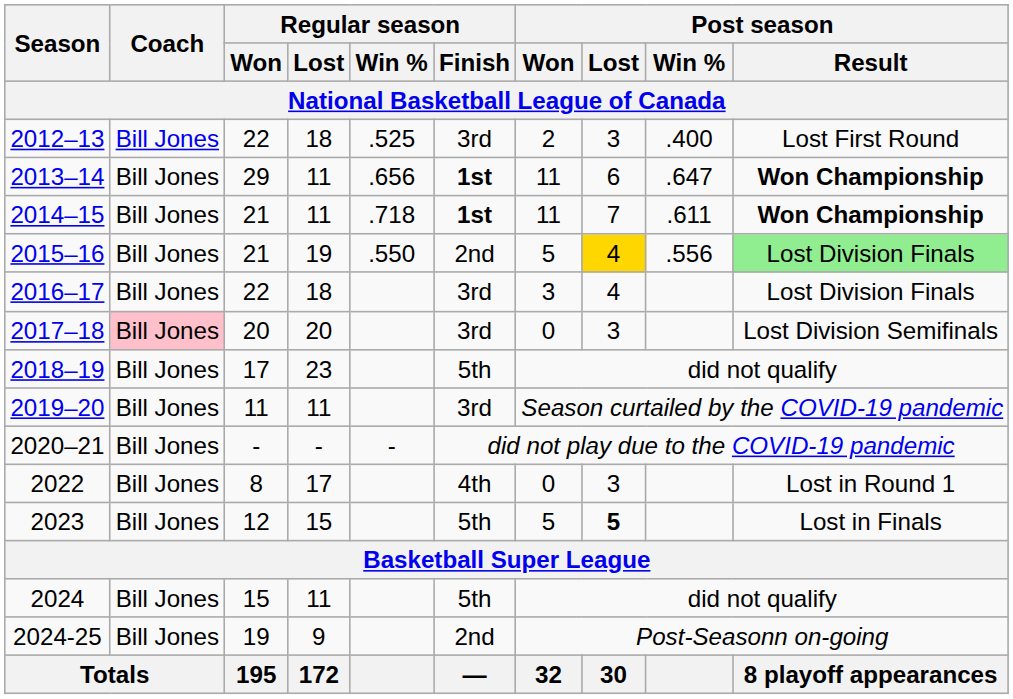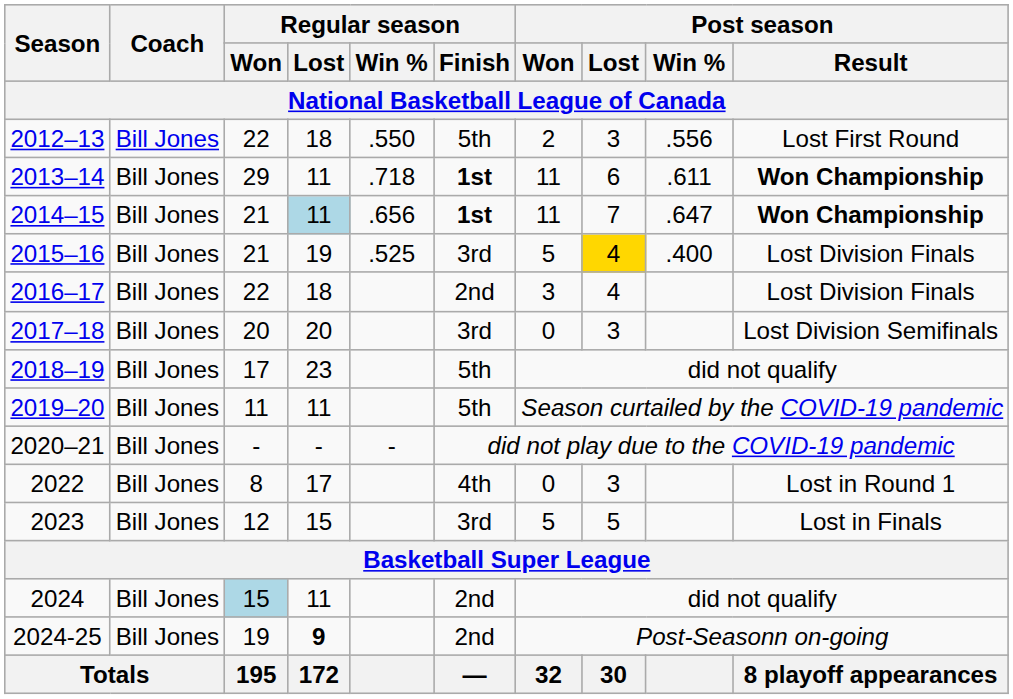(392, 139) .525 -> (392, 139) .550
(475, 139) 3rd -> (475, 139) 5th
(689, 139) .400 -> (689, 139) .556
(392, 177) .656 -> (392, 177) .718
(689, 177) .647 -> (689, 177) .611
(319, 215) no background -> (319, 215) lightblue background
(392, 215) .718 -> (392, 215) .656
(689, 215) .611 -> (689, 215) .647
(392, 254) .550 -> (392, 254) .525
(475, 254) 2nd -> (475, 254) 3rd
(689, 254) .556 -> (689, 254) .400
(871, 254) lightgreen background -> (871, 254) no background
(475, 292) 3rd -> (475, 292) 2nd
(167, 330) pink background -> (167, 330) no background
(475, 407) 3rd -> (475, 407) 5th
(475, 521) 5th -> (475, 521) 3rd
(614, 521) bold -> (614, 521) normal
(256, 598) no background -> (256, 598) lightblue background
(475, 598) 5th -> (475, 598) 2nd
(319, 636) normal -> (319, 636) bold
